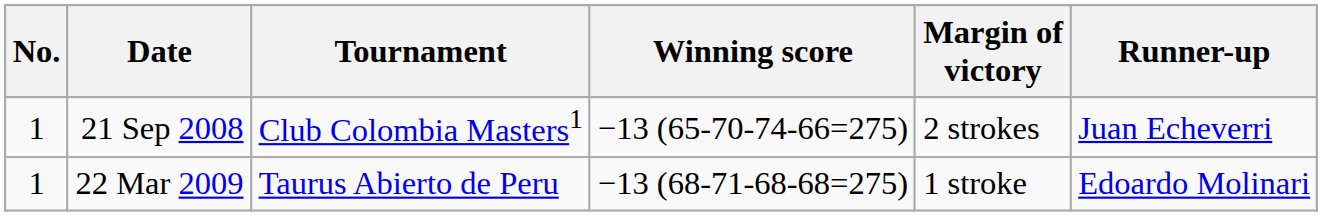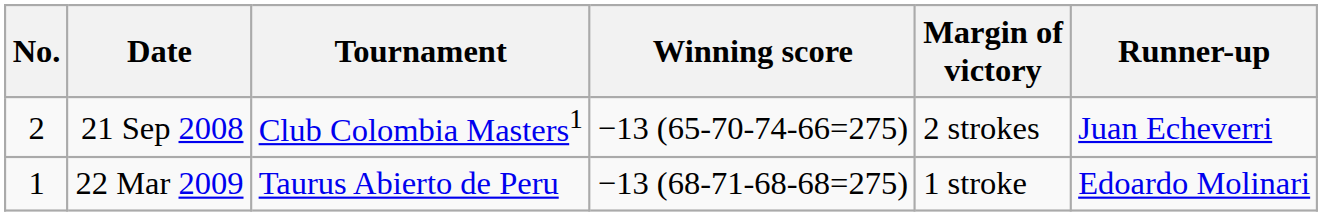(37, 126) 1 -> (37, 126) 2
